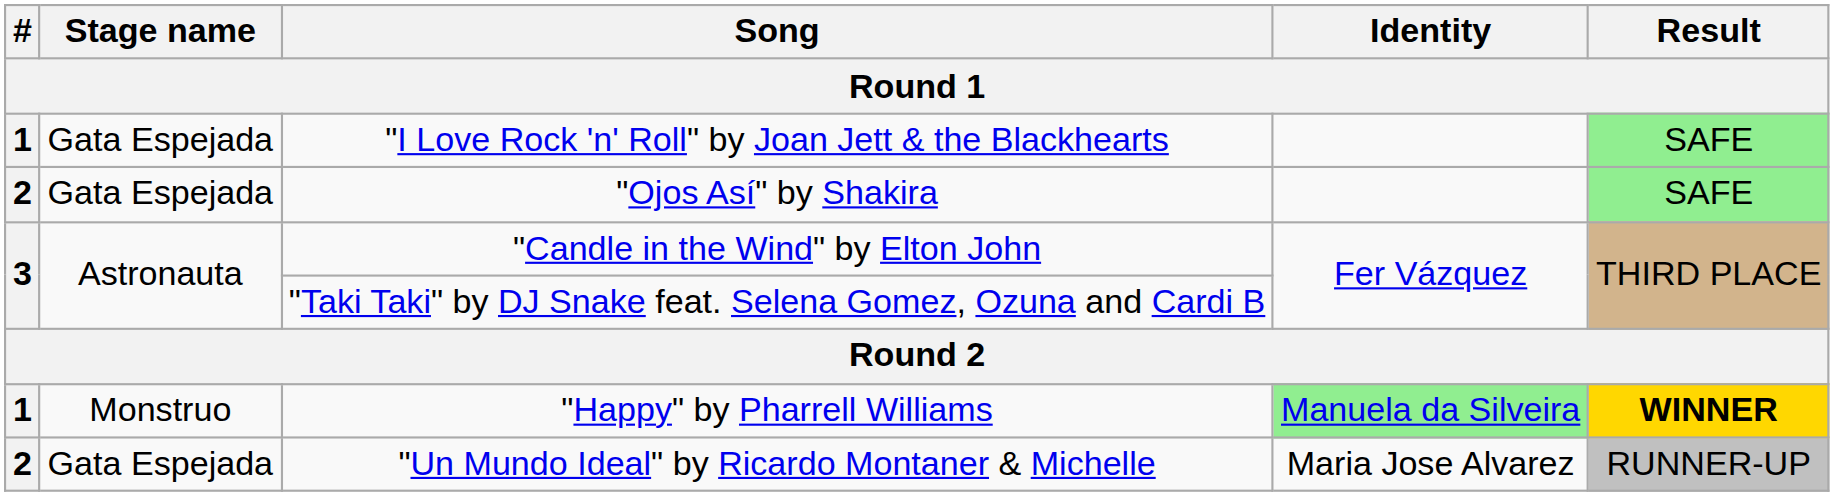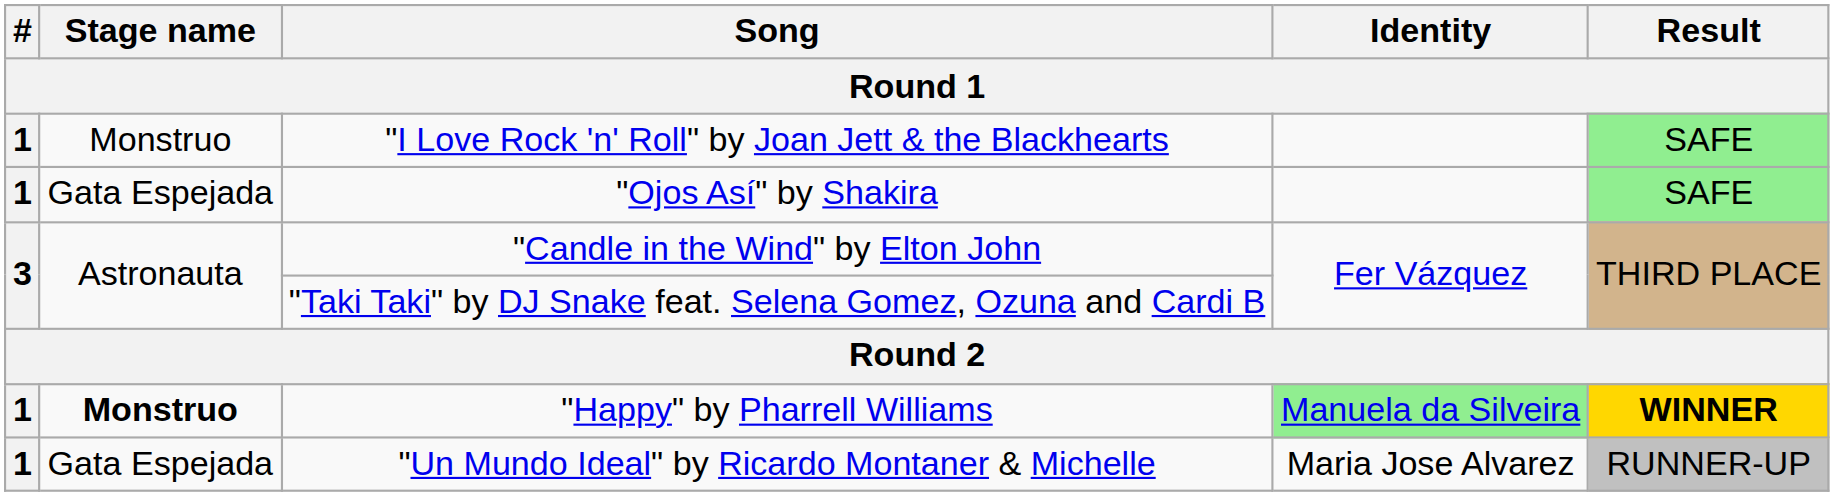(160, 139) Gata Espejada -> (160, 139) Monstruo
(22, 193) 2 -> (22, 193) 1
(160, 409) normal -> (160, 409) bold
(22, 463) 2 -> (22, 463) 1
